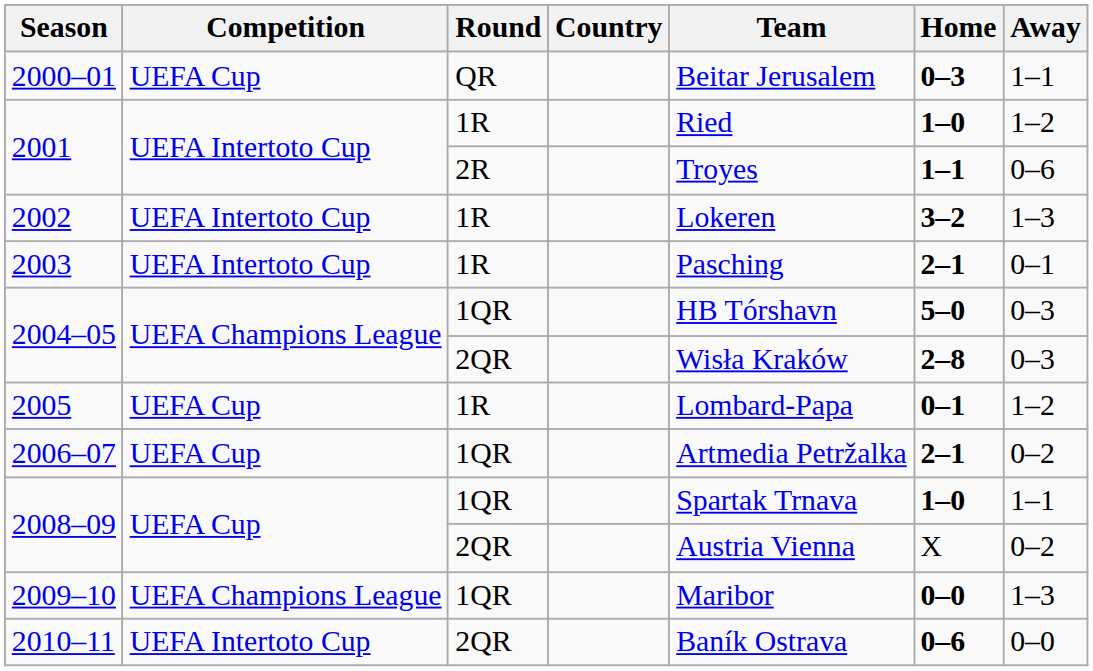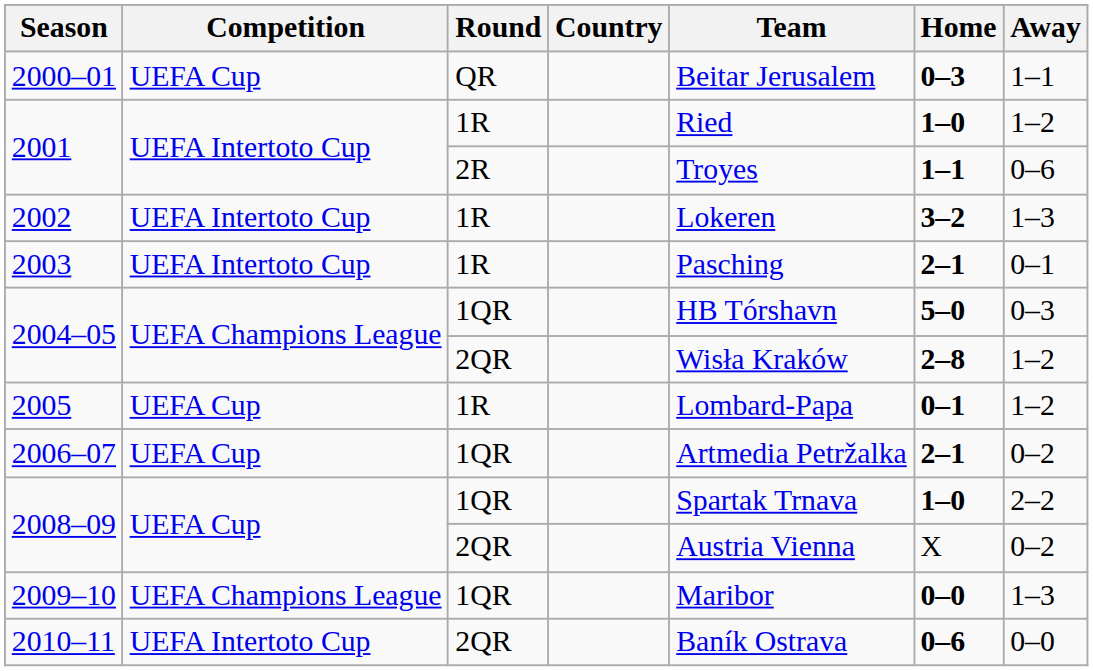(1033, 358) 0–3 -> (1033, 358) 1–2
(1033, 500) 1–1 -> (1033, 500) 2–2
